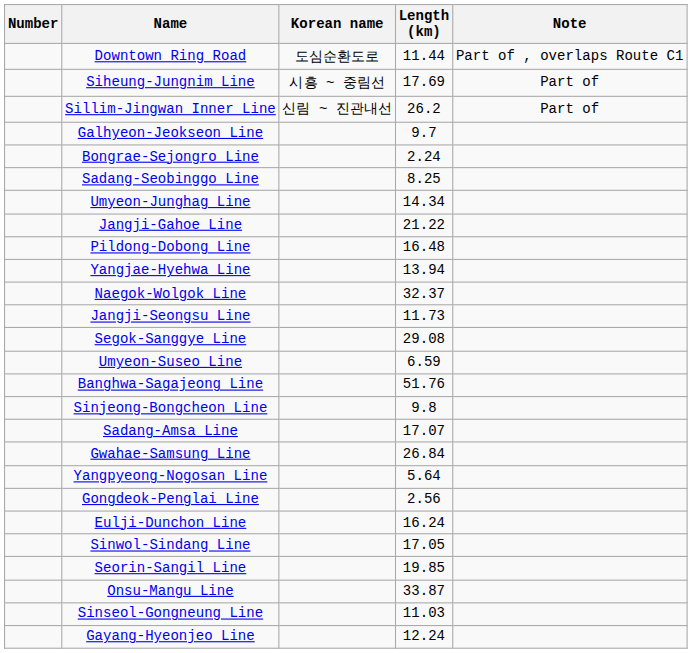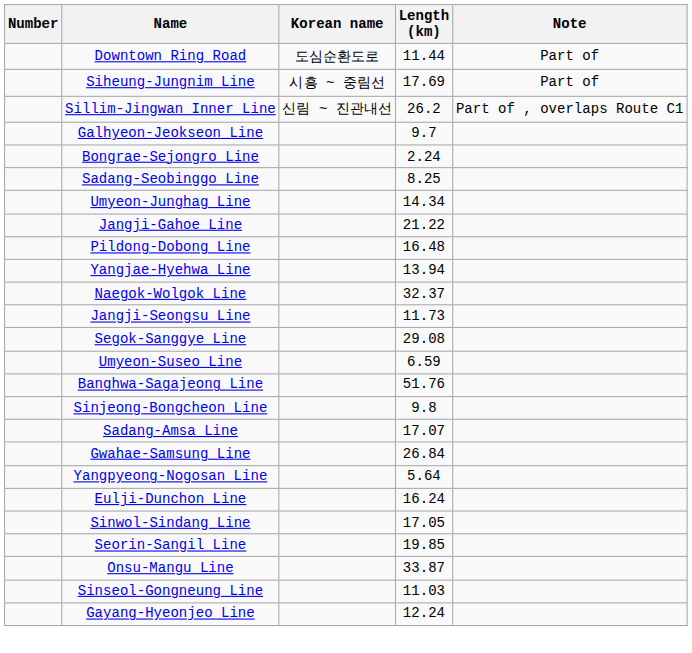(570, 57) Part of , overlaps Route C1 -> (570, 57) Part of
(570, 109) Part of -> (570, 109) Part of , overlaps Route C1
- row: (170, 500)
